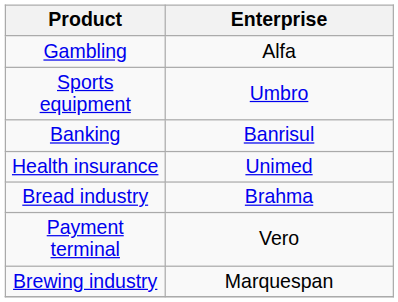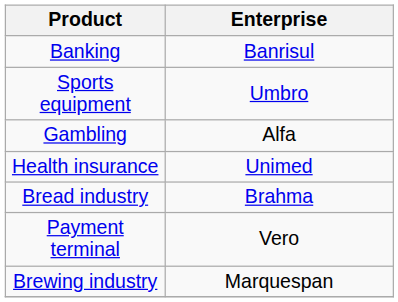rows swapped: (85, 51) <-> (85, 135)
